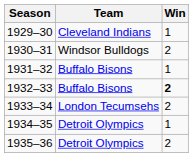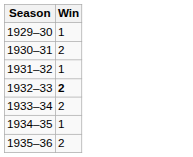- column: (108, 13)
